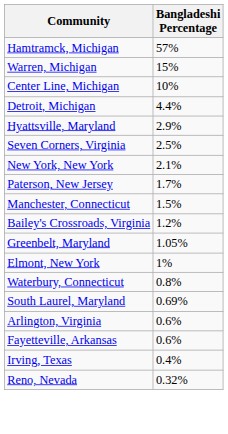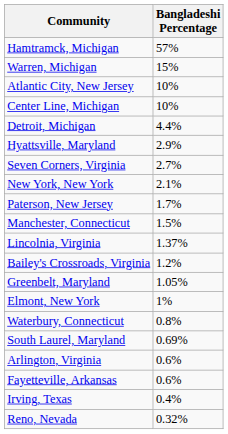+ row: (70, 86)
(169, 145) 2.5% -> (169, 164) 2.7%
+ row: (54, 243)
